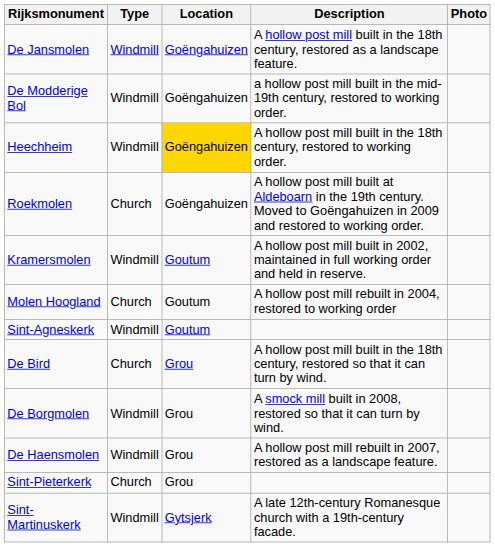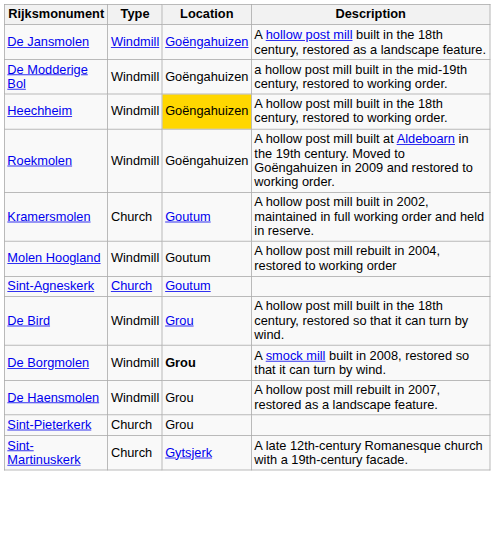- column: (469, 14)
(131, 203) Church -> (135, 160) Windmill
(135, 260) Windmill -> (132, 216) Church
(131, 302) Church -> (135, 258) Windmill
(135, 329) Windmill -> (132, 286) Church
(131, 364) Church -> (135, 321) Windmill
(179, 413) normal -> (180, 362) bold
(135, 517) Windmill -> (132, 452) Church
